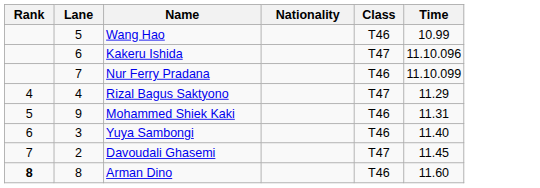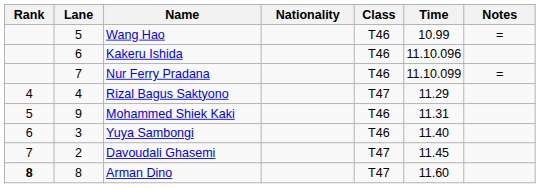+ column: (500, 15)
(379, 54) T47 -> (379, 54) T46
(379, 173) T46 -> (379, 173) T47
